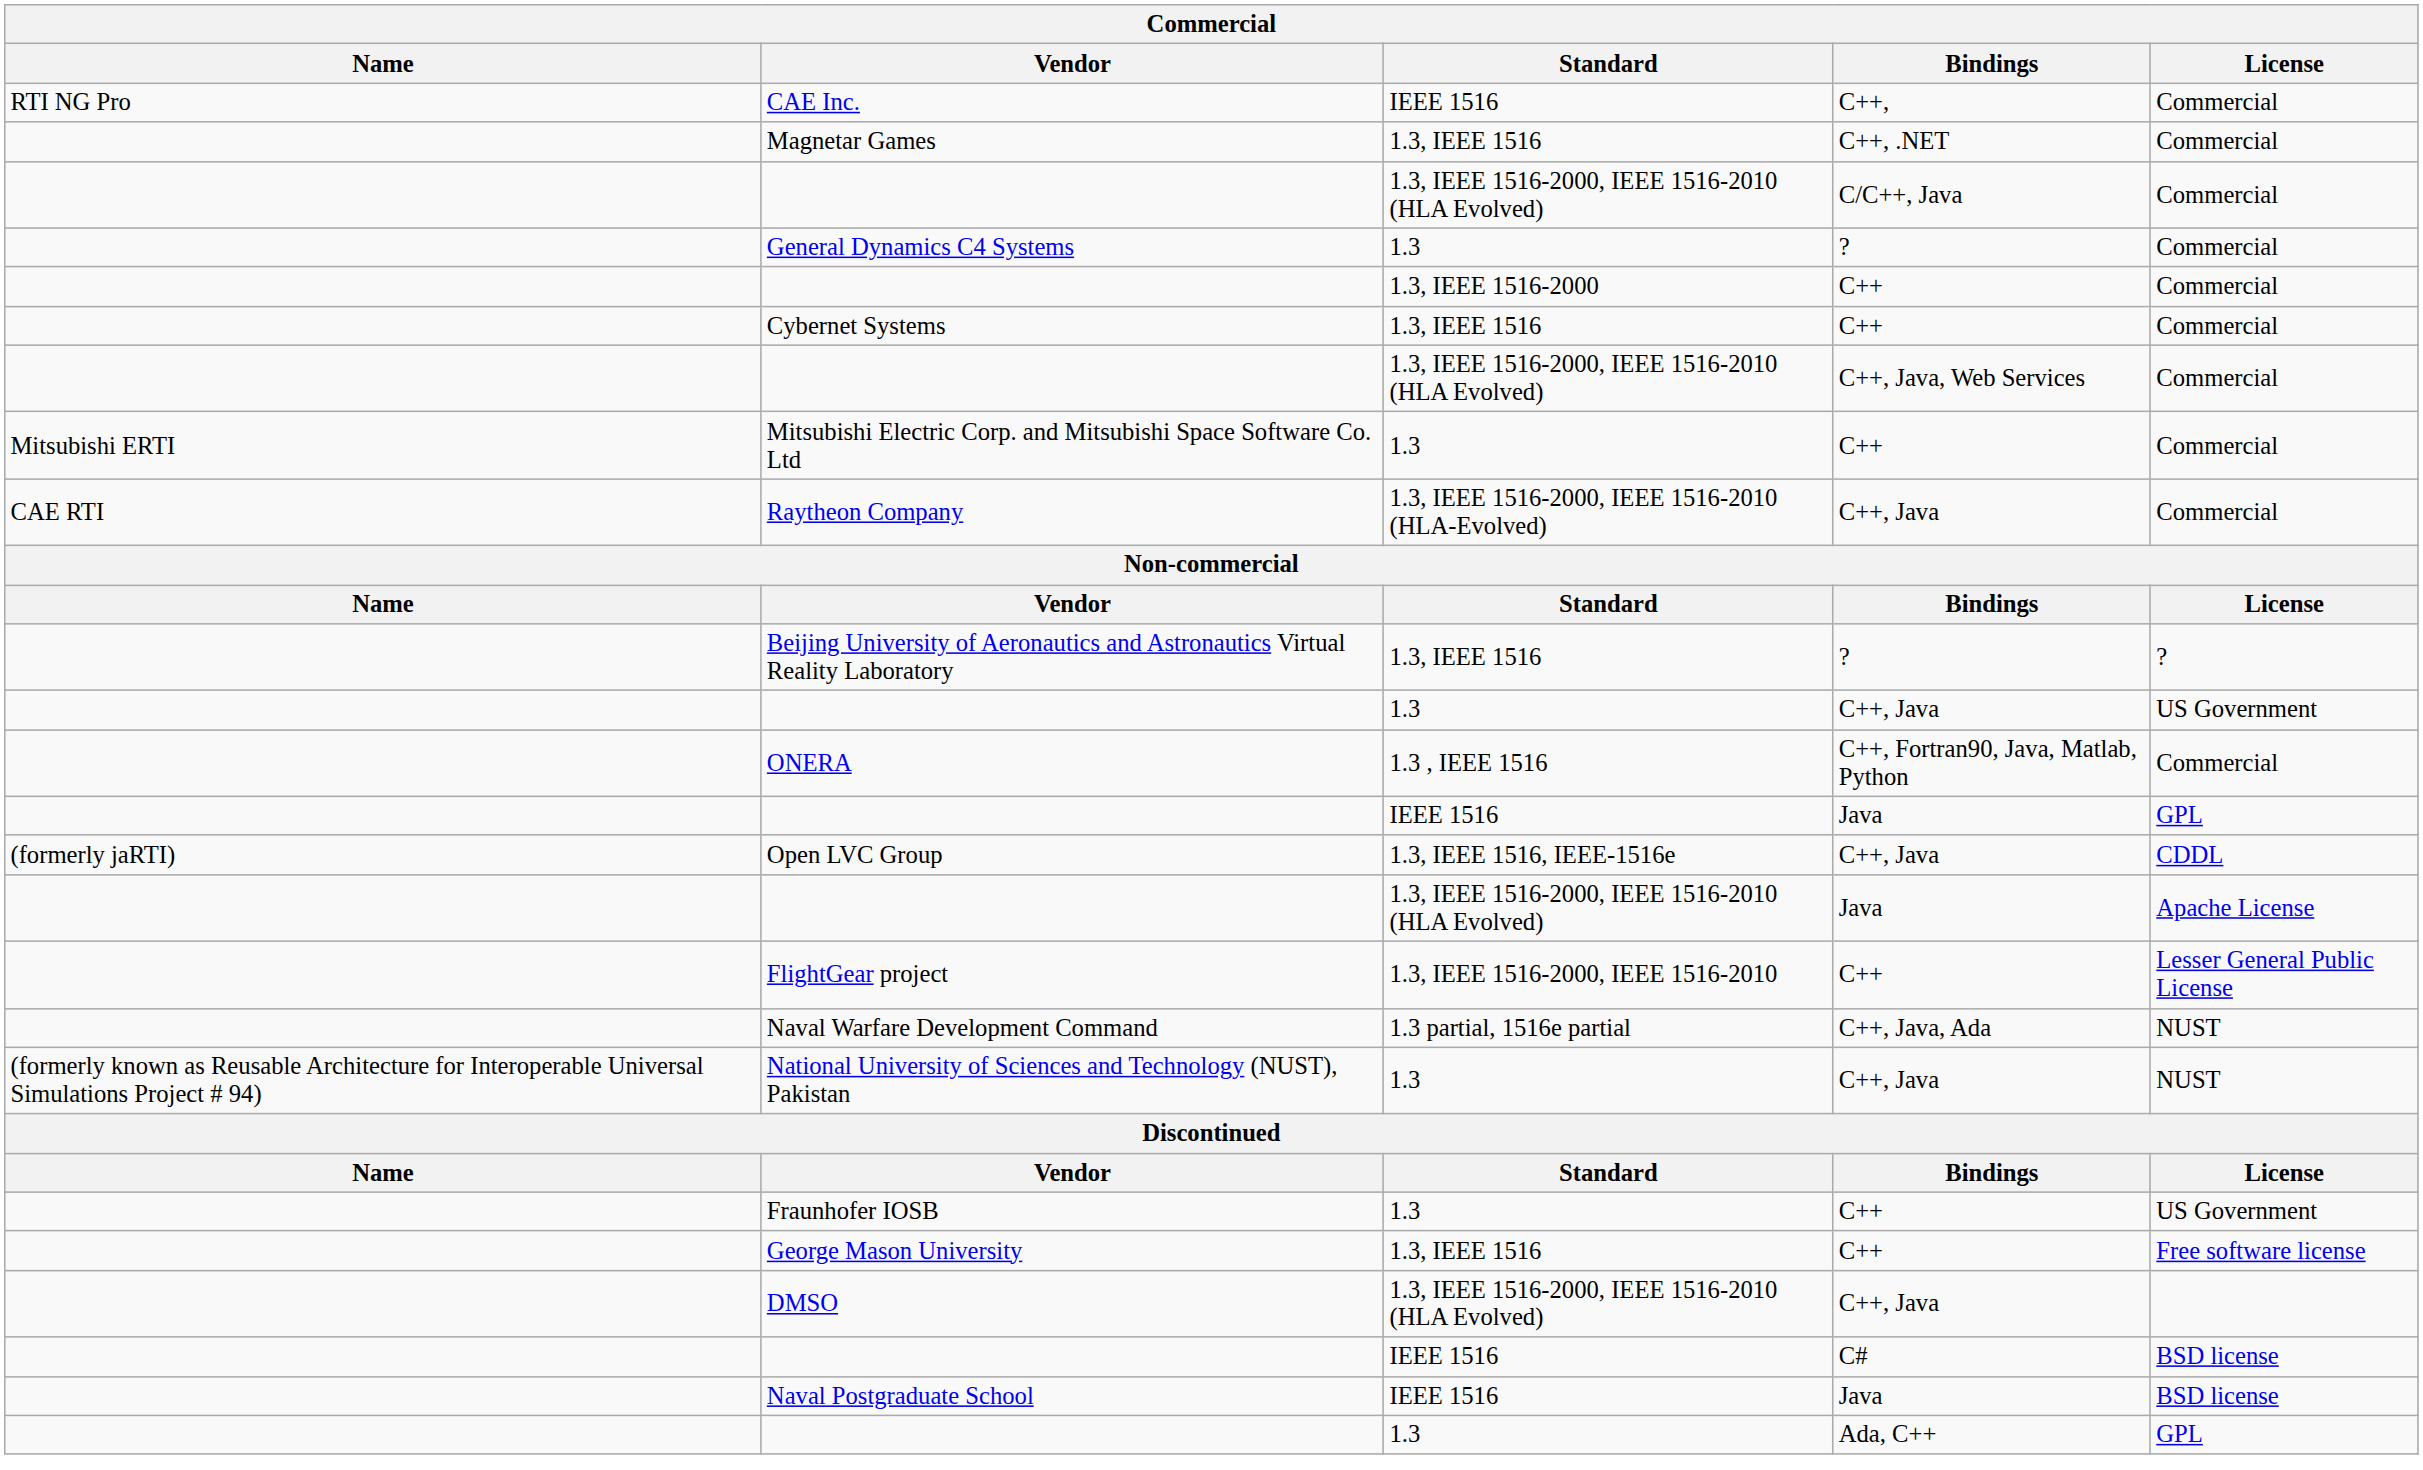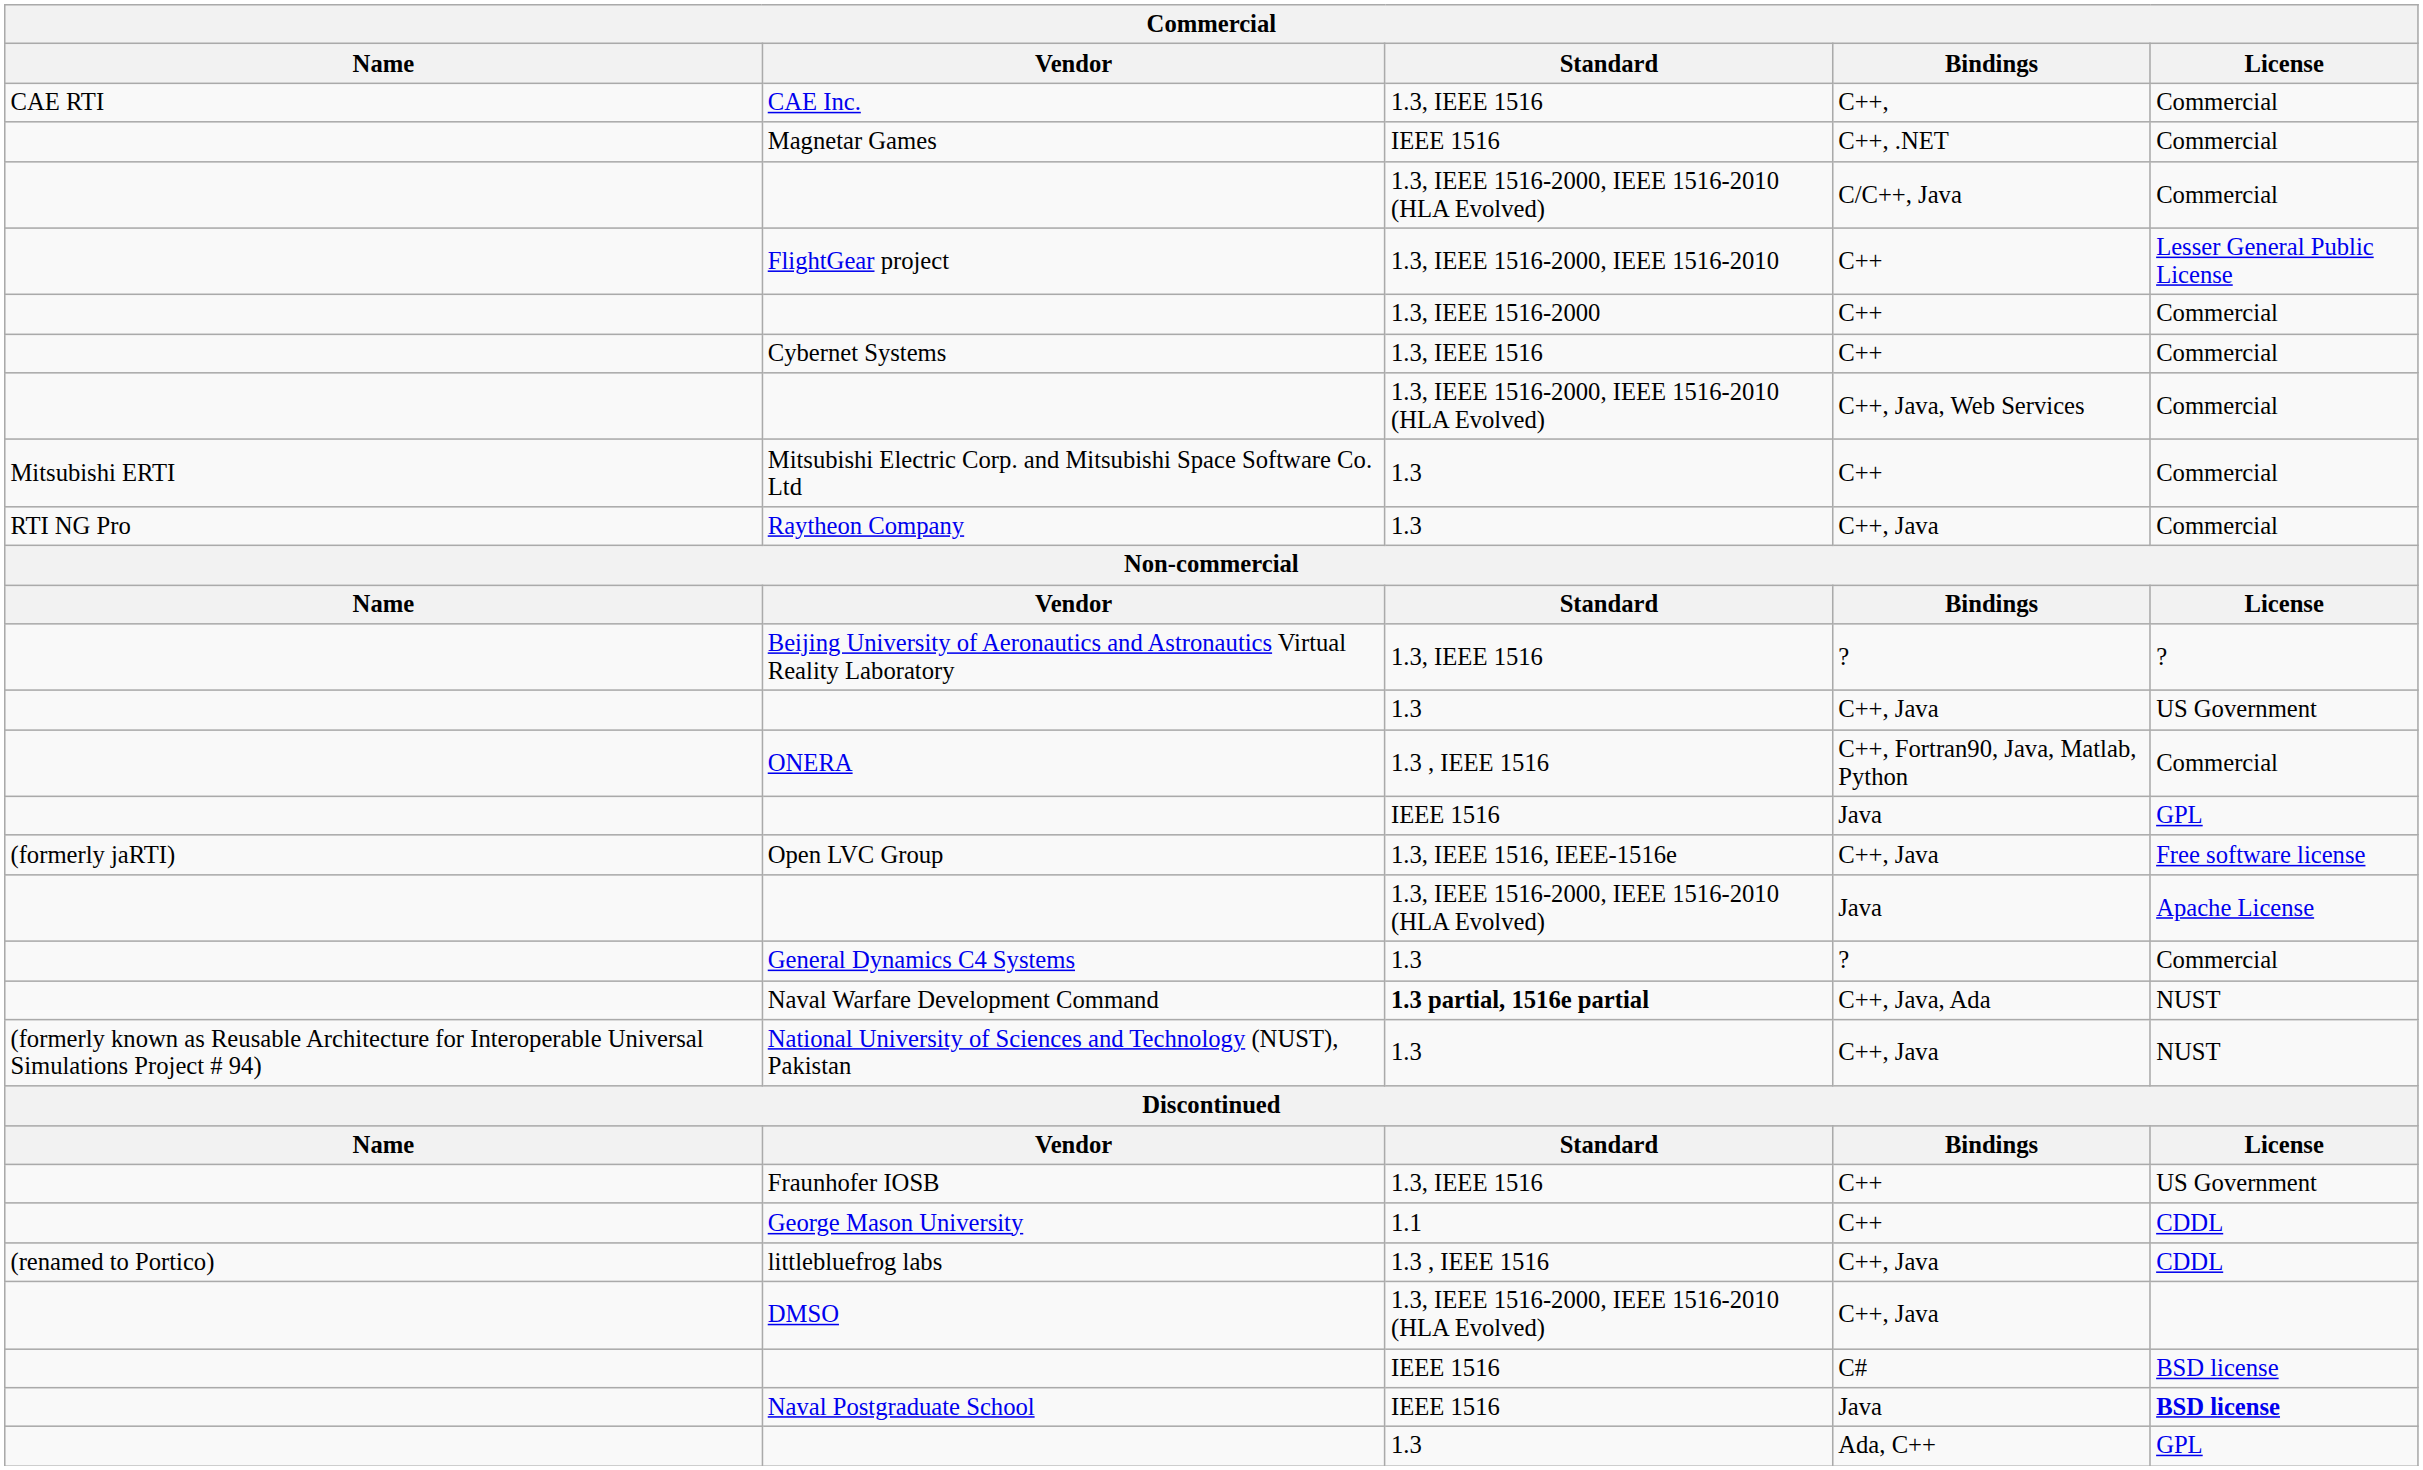(71, 102) RTI NG Pro -> (57, 102) CAE RTI
(1444, 102) IEEE 1516 -> (1467, 102) 1.3, IEEE 1516
(1465, 141) 1.3, IEEE 1516 -> (1445, 141) IEEE 1516
rows swapped: (920, 247) <-> (858, 974)
(57, 511) CAE RTI -> (71, 525) RTI NG Pro
(1583, 511) 1.3, IEEE 1516-2000, IEEE 1516-2010 (HLA-Evolved) -> (1406, 525) 1.3
(2190, 854) CDDL -> (2261, 854) Free software license
(1510, 1027) normal -> (1520, 999) bold
(1405, 1211) 1.3 -> (1467, 1183) 1.3, IEEE 1516
(1465, 1250) 1.3, IEEE 1516 -> (1406, 1222) 1.1
(2261, 1250) Free software license -> (2190, 1222) CDDL
+ row: (855, 1261)
(2218, 1395) normal -> (2218, 1406) bold
